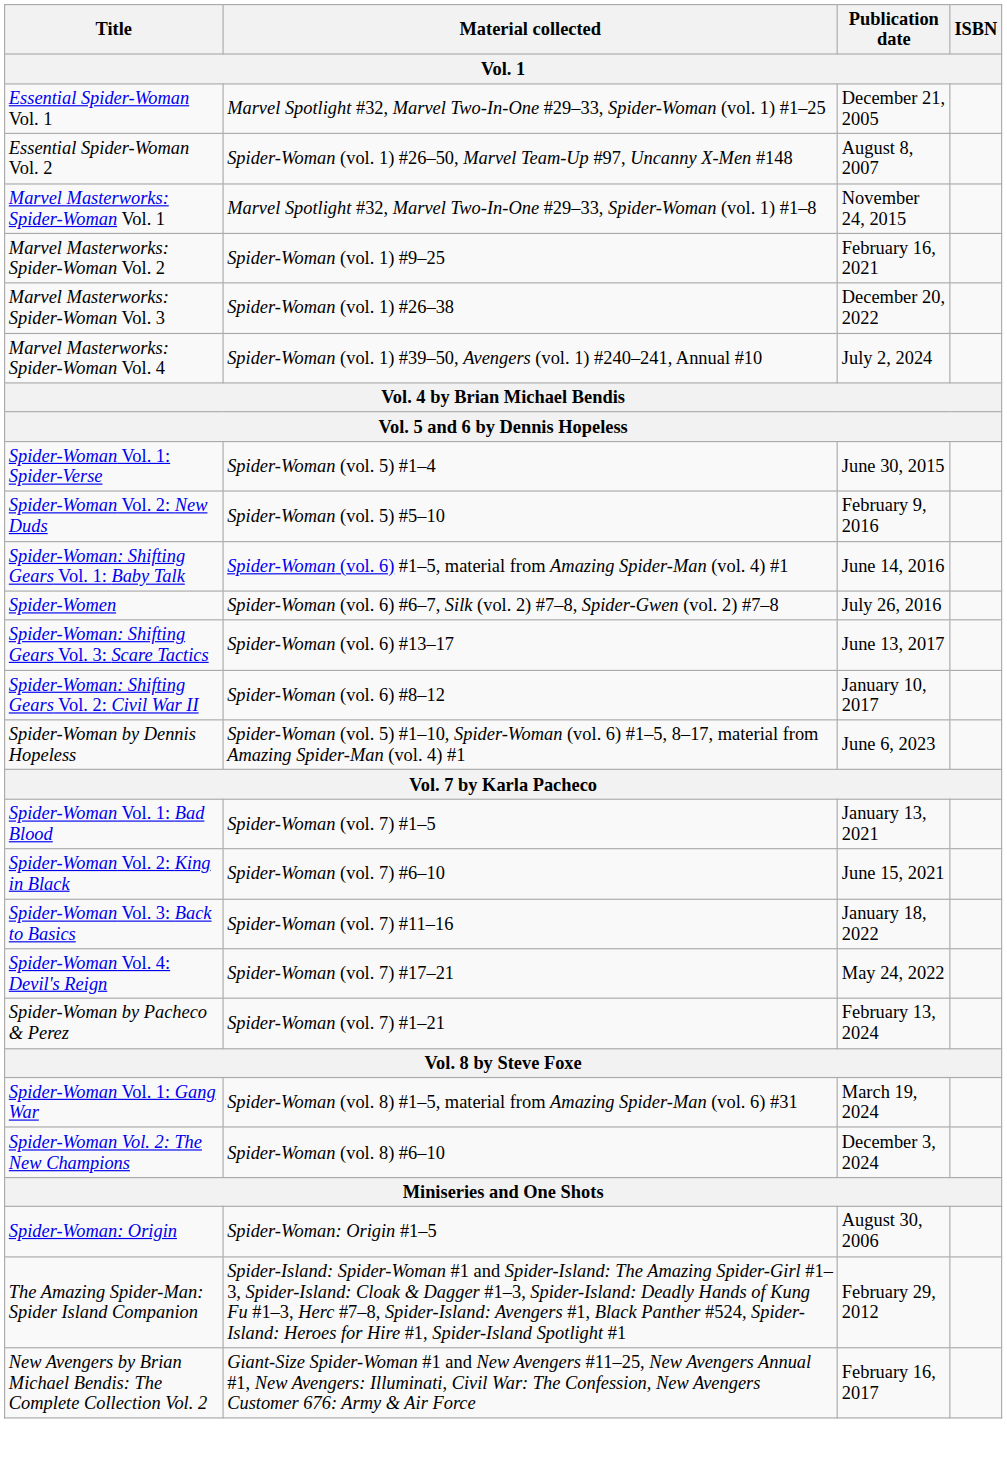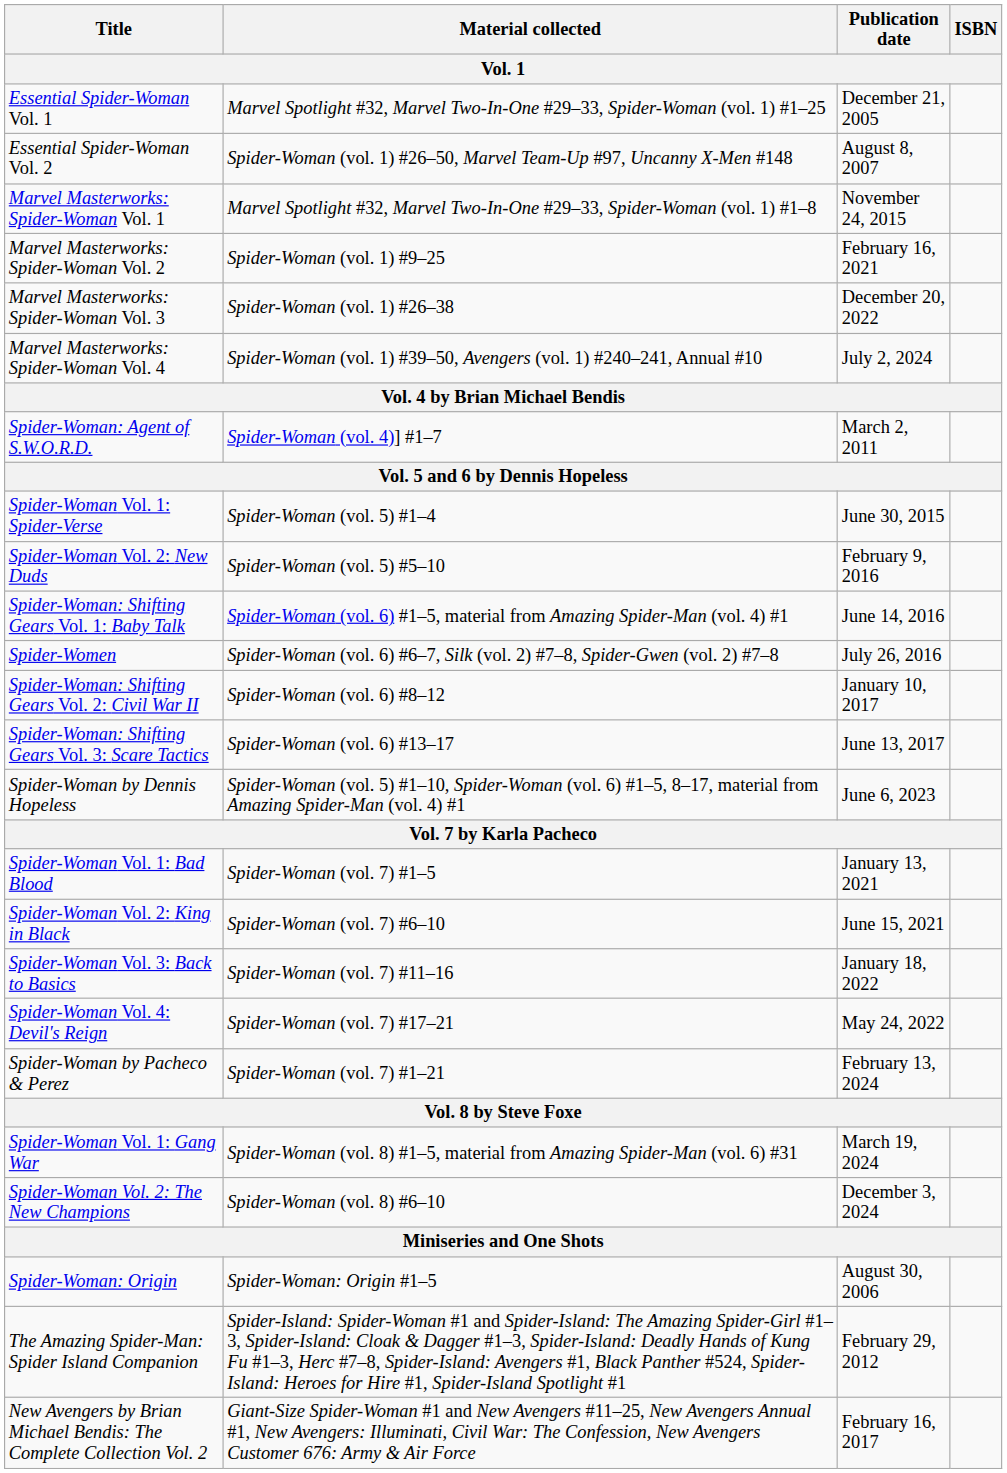+ row: (99, 436)
rows swapped: (104, 694) <-> (109, 644)
